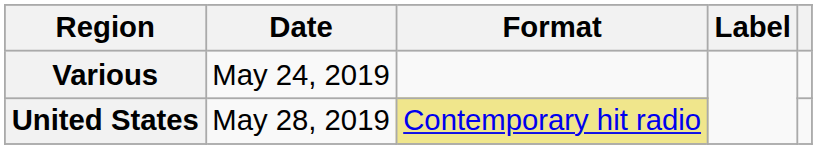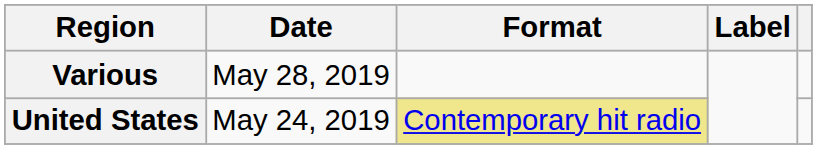(301, 74) May 24, 2019 -> (301, 74) May 28, 2019
(301, 120) May 28, 2019 -> (301, 120) May 24, 2019
